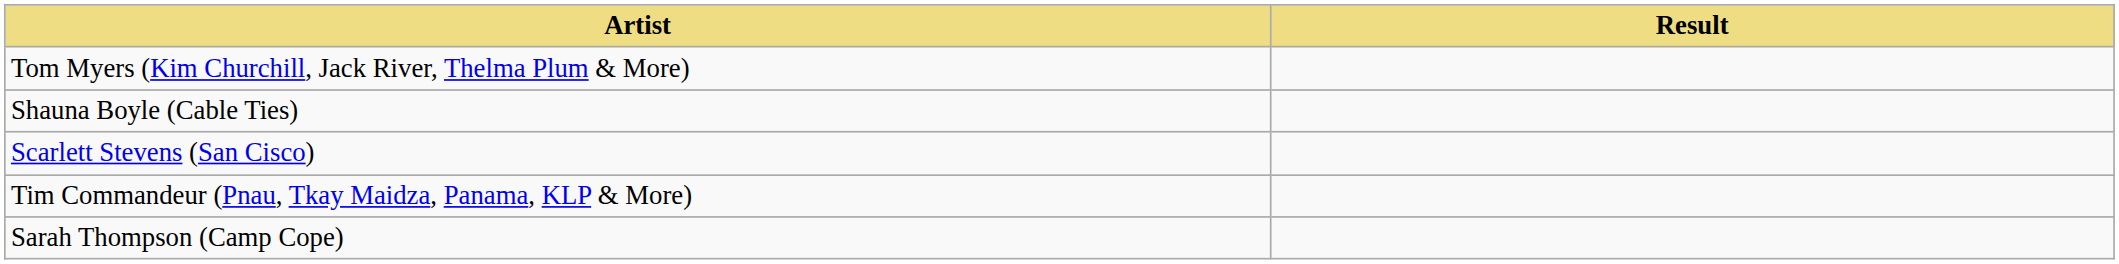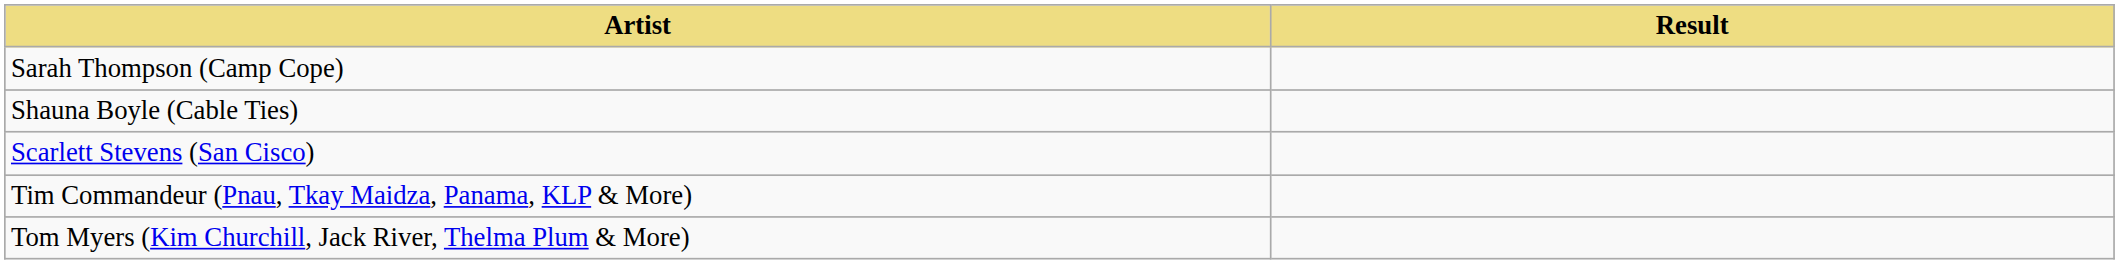rows swapped: (177, 237) <-> (350, 68)
